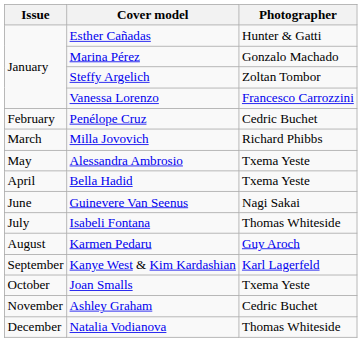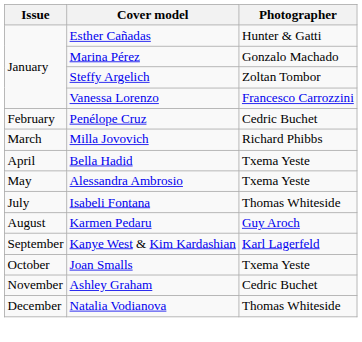rows swapped: (101, 181) <-> (126, 160)
- row: (129, 202)
